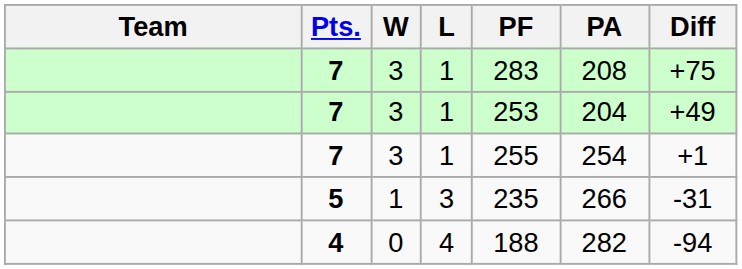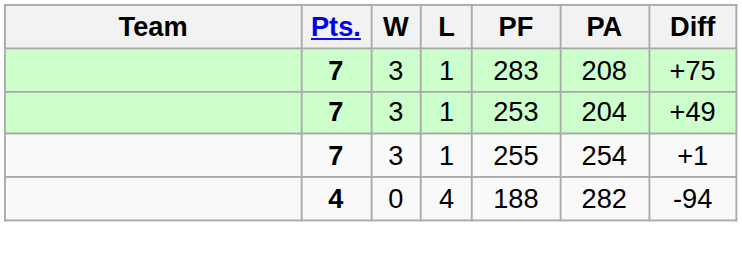- row: (336, 199)
